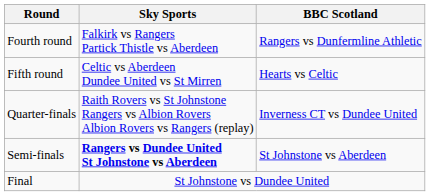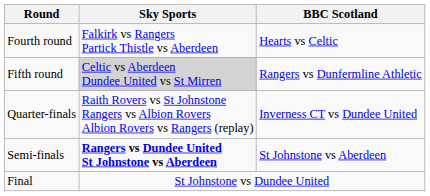(340, 40) Rangers vs Dunfermline Athletic -> (299, 40) Hearts vs Celtic
(152, 74) no background -> (152, 74) lightgrey background
(299, 74) Hearts vs Celtic -> (340, 74) Rangers vs Dunfermline Athletic
